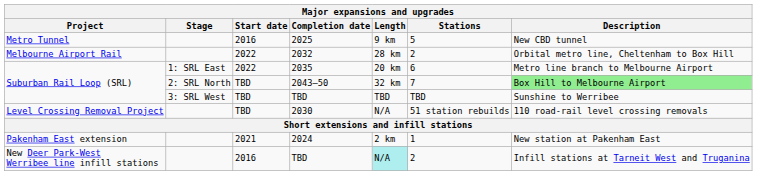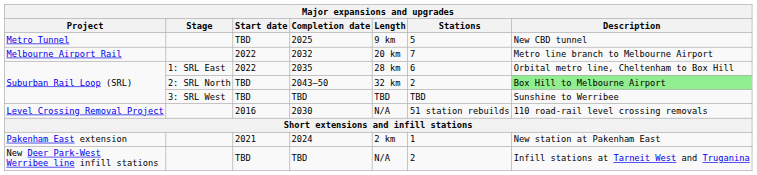(245, 40) 2016 -> (243, 40) TBD
(387, 54) 28 km -> (387, 54) 20 km
(413, 54) 2 -> (413, 54) 7
(624, 54) Orbital metro line, Cheltenham to Box Hill -> (613, 54) Metro line branch to Melbourne Airport
(387, 68) 20 km -> (387, 68) 28 km
(613, 68) Metro line branch to Melbourne Airport -> (624, 68) Orbital metro line, Cheltenham to Box Hill
(413, 82) 7 -> (413, 82) 2
(243, 111) TBD -> (245, 111) 2016
(245, 158) 2016 -> (243, 158) TBD
(382, 158) paleturquoise background -> (382, 158) no background
